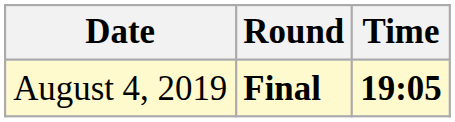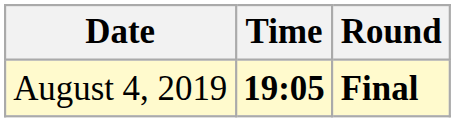columns swapped: (401, 32) <-> (294, 32)
